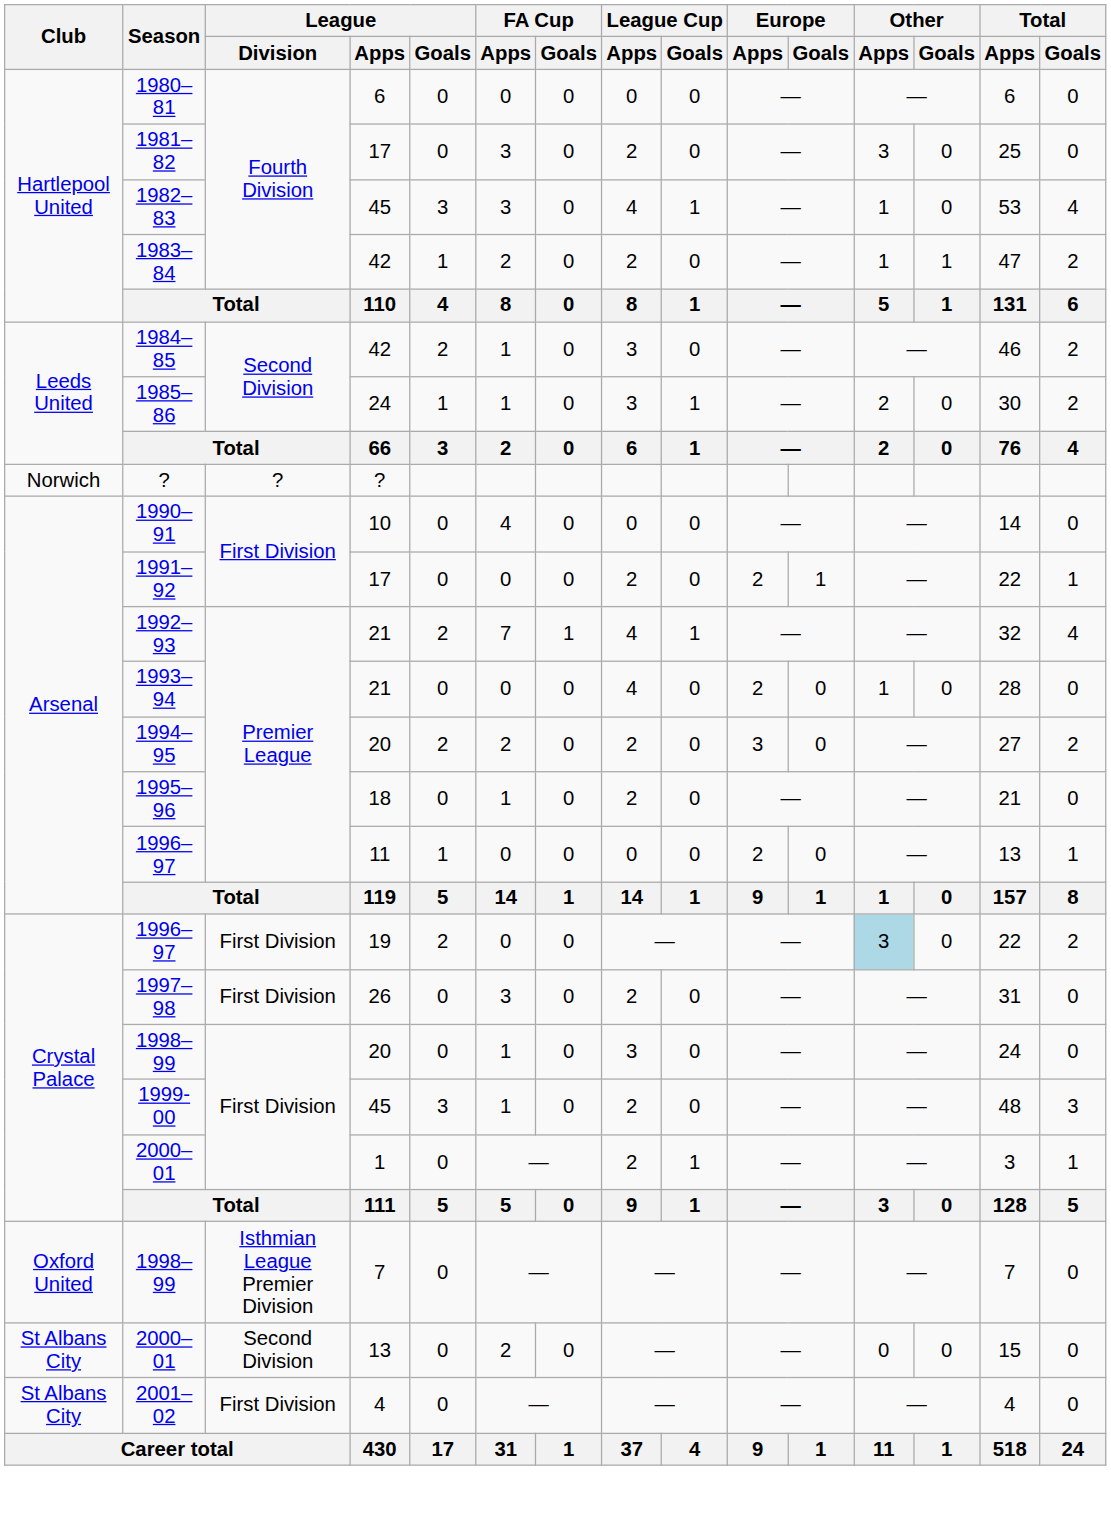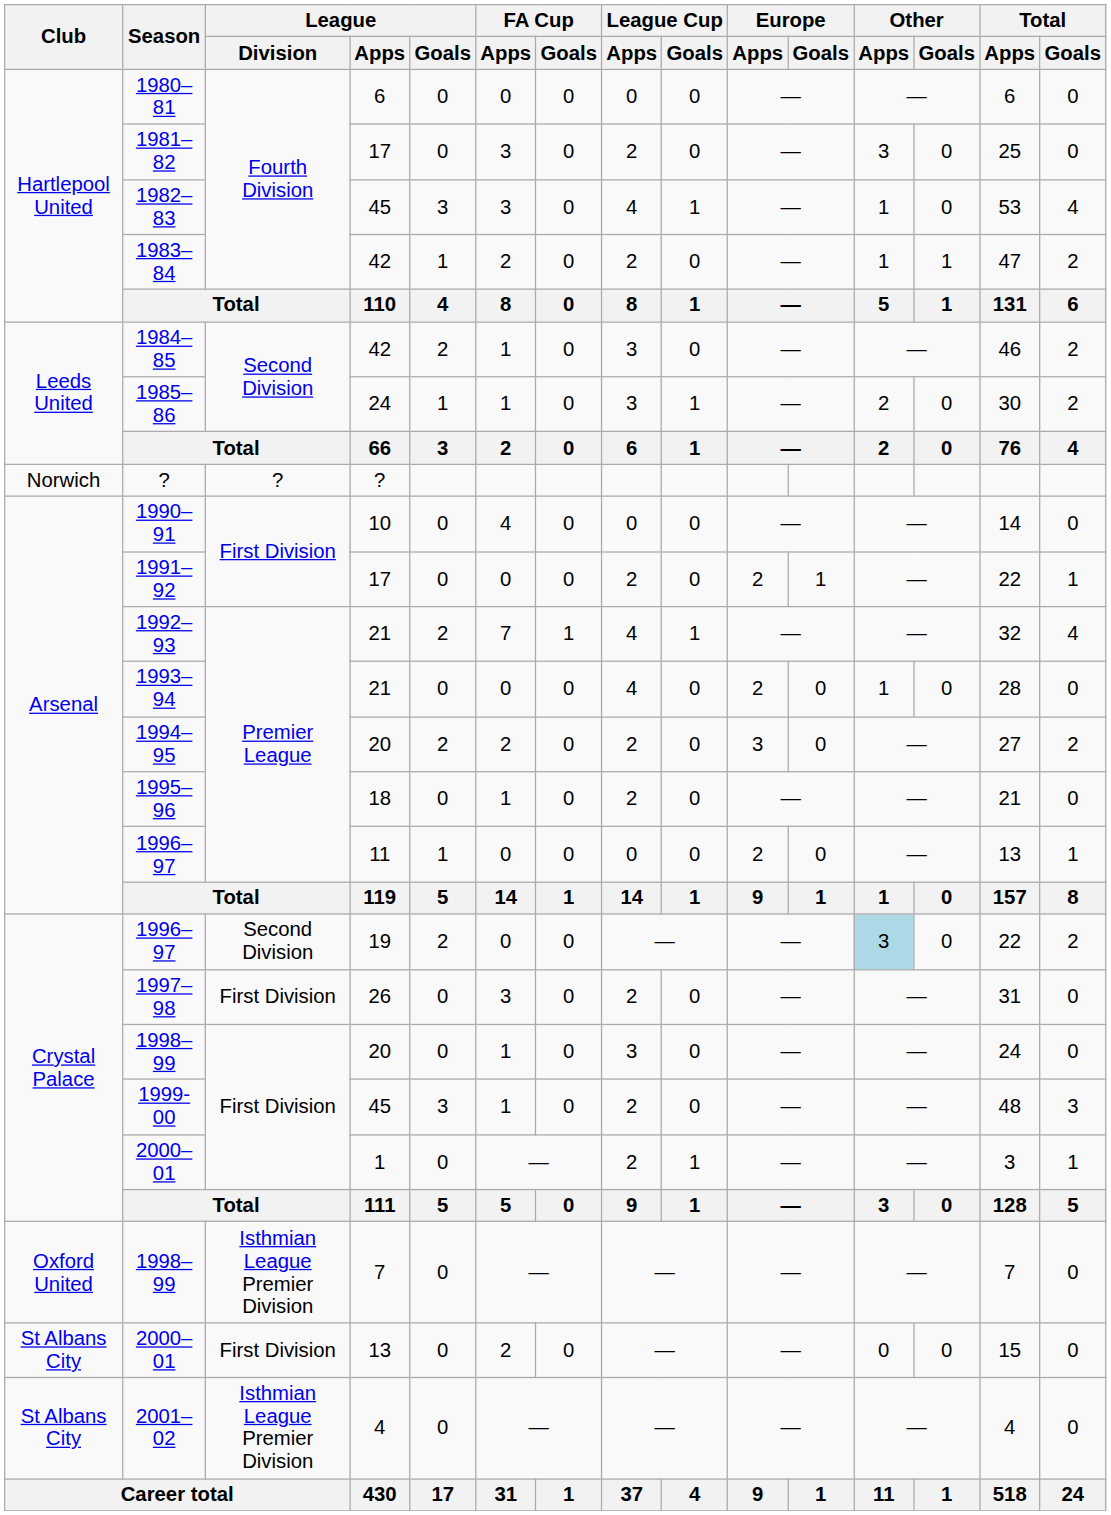(278, 941) First Division -> (278, 941) Second Division
(278, 1349) Second Division -> (278, 1349) First Division
(278, 1405) First Division -> (278, 1427) Isthmian League Premier Division
